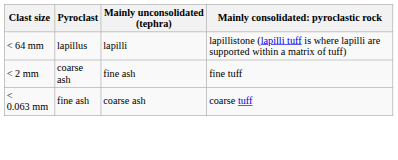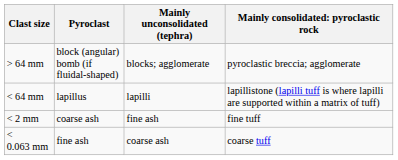+ row: (25, 63)
